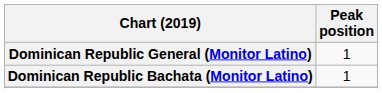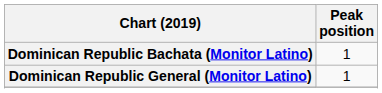rows swapped: (160, 76) <-> (160, 53)
